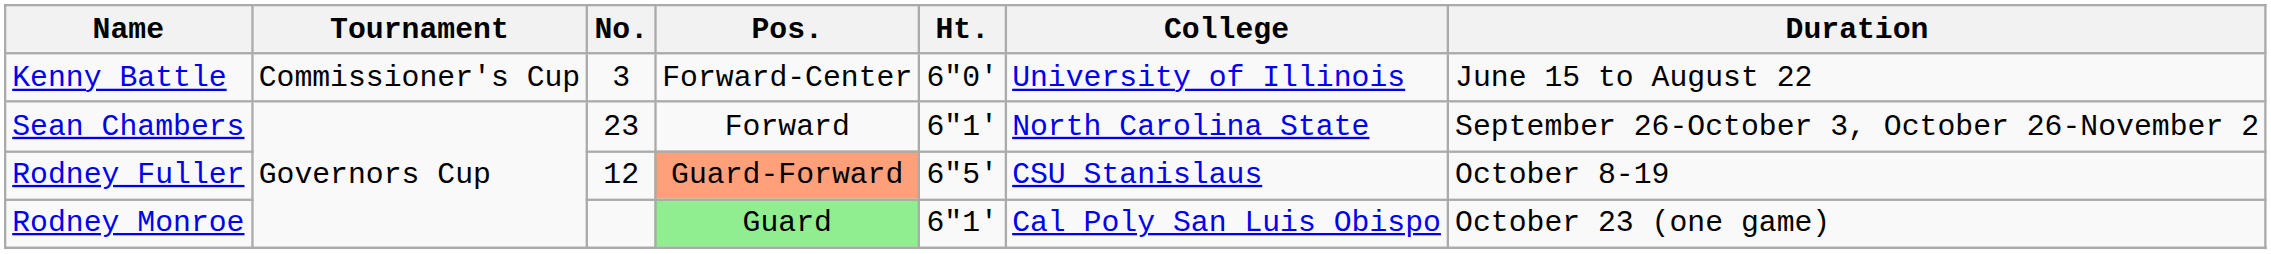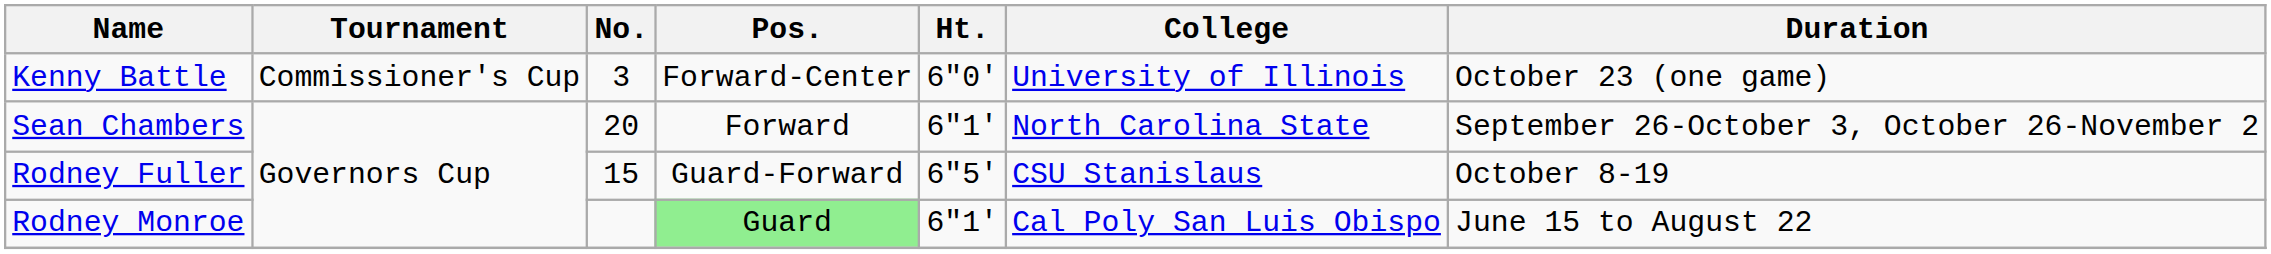(1634, 78) June 15 to August 22 -> (1643, 78) October 23 (one game)
(621, 126) 23 -> (621, 126) 20
(621, 175) 12 -> (621, 175) 15
(787, 175) lightsalmon background -> (787, 175) no background
(1643, 223) October 23 (one game) -> (1634, 223) June 15 to August 22
